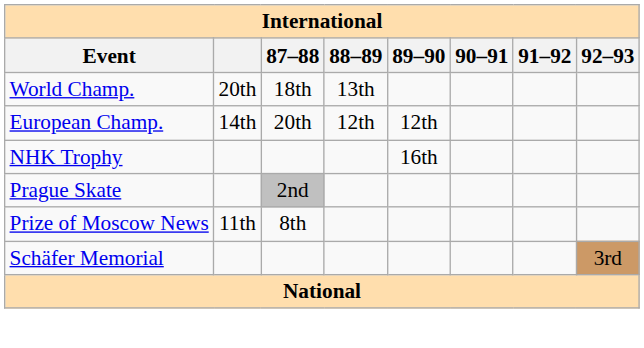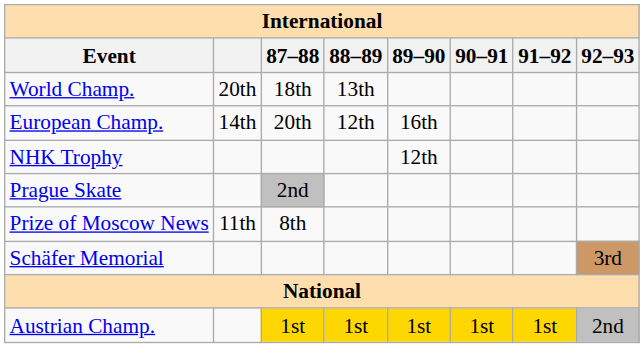(419, 122) 12th -> (419, 122) 16th
(419, 156) 16th -> (419, 156) 12th
+ row: (82, 325)
